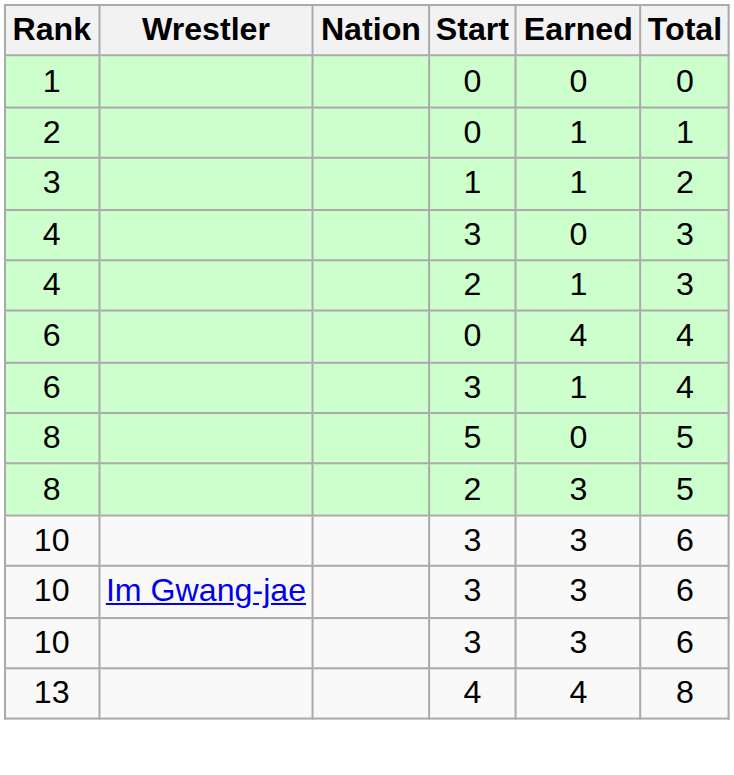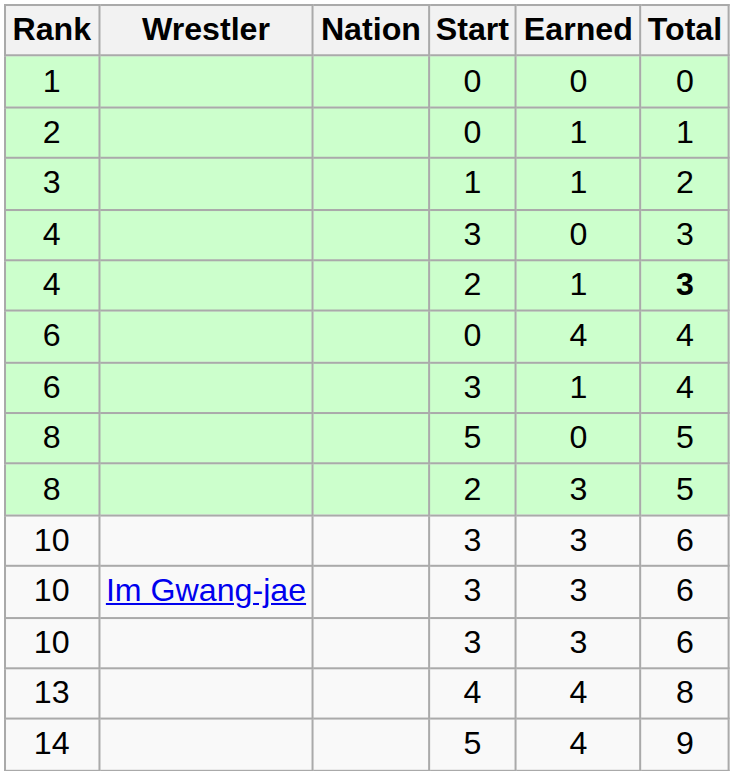(685, 285) normal -> (685, 285) bold
+ row: (52, 744)
